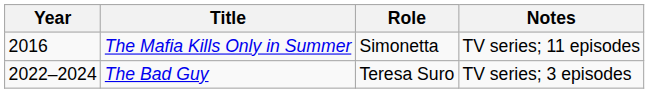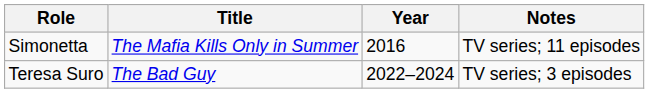columns swapped: (53, 18) <-> (407, 18)
